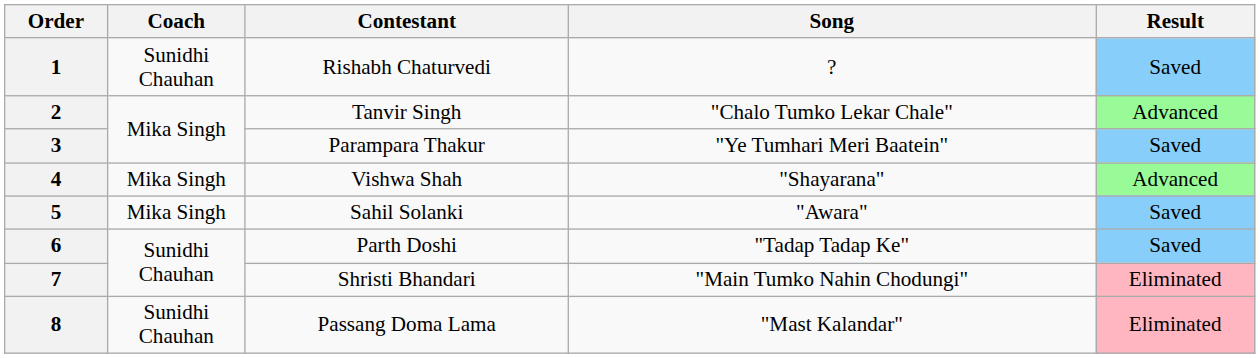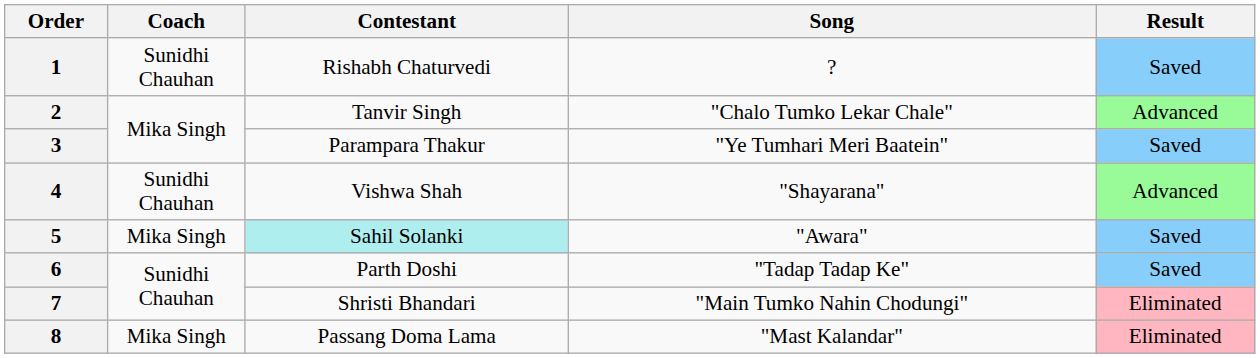(176, 178) Mika Singh -> (176, 190) Sunidhi Chauhan
(407, 212) no background -> (407, 236) paleturquoise background
(176, 324) Sunidhi Chauhan -> (176, 336) Mika Singh
